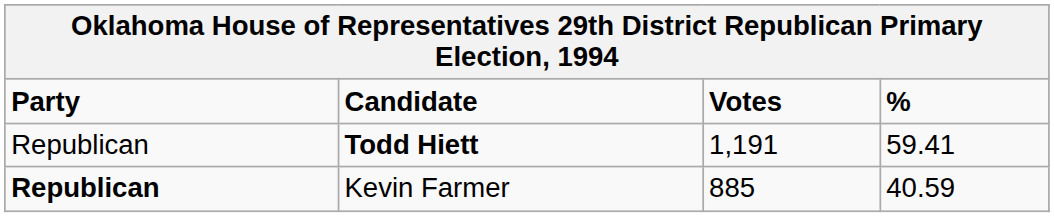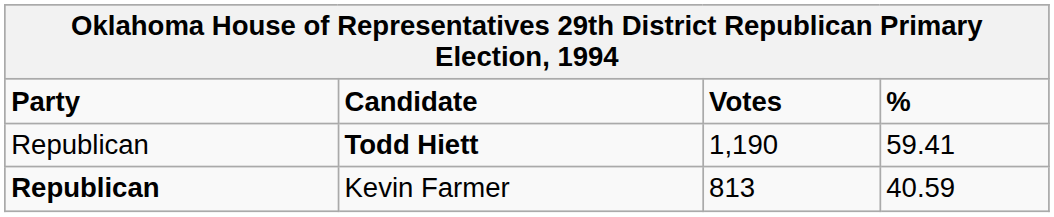(744, 144) 1,191 -> (744, 144) 1,190
(732, 188) 885 -> (732, 188) 813
